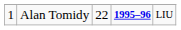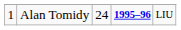(102, 14) 22 -> (102, 14) 24
